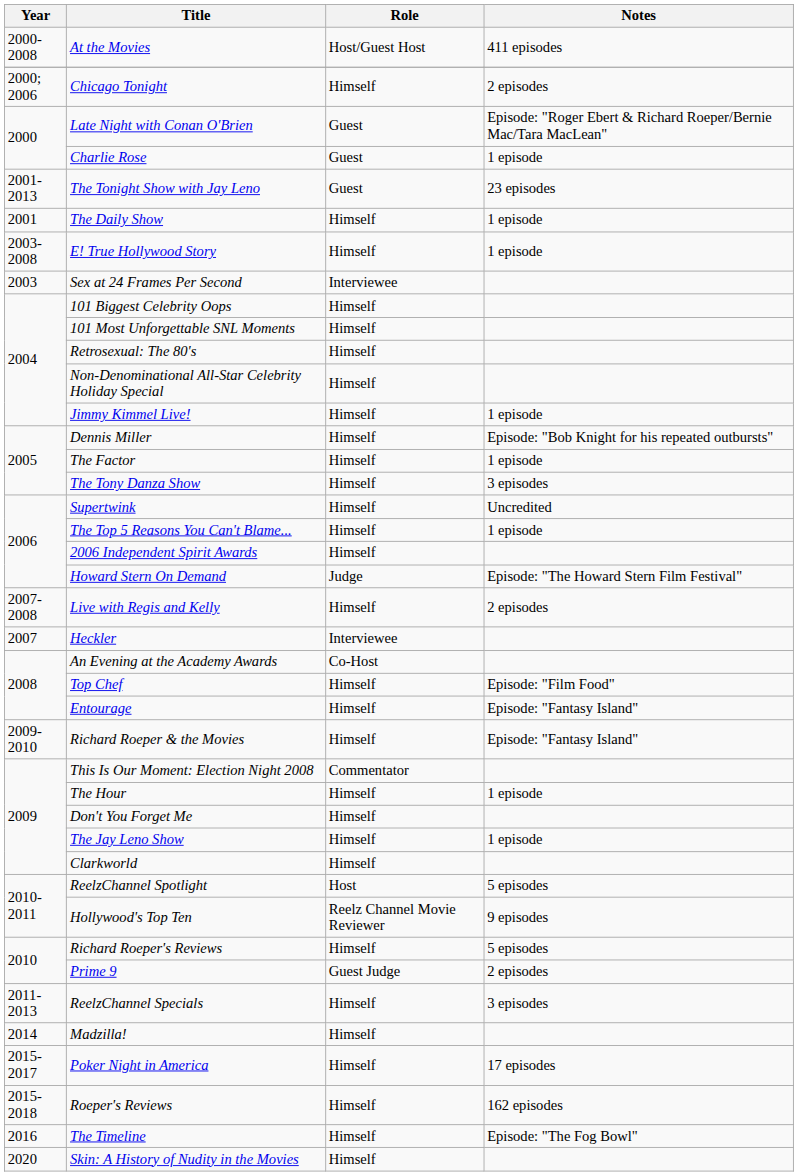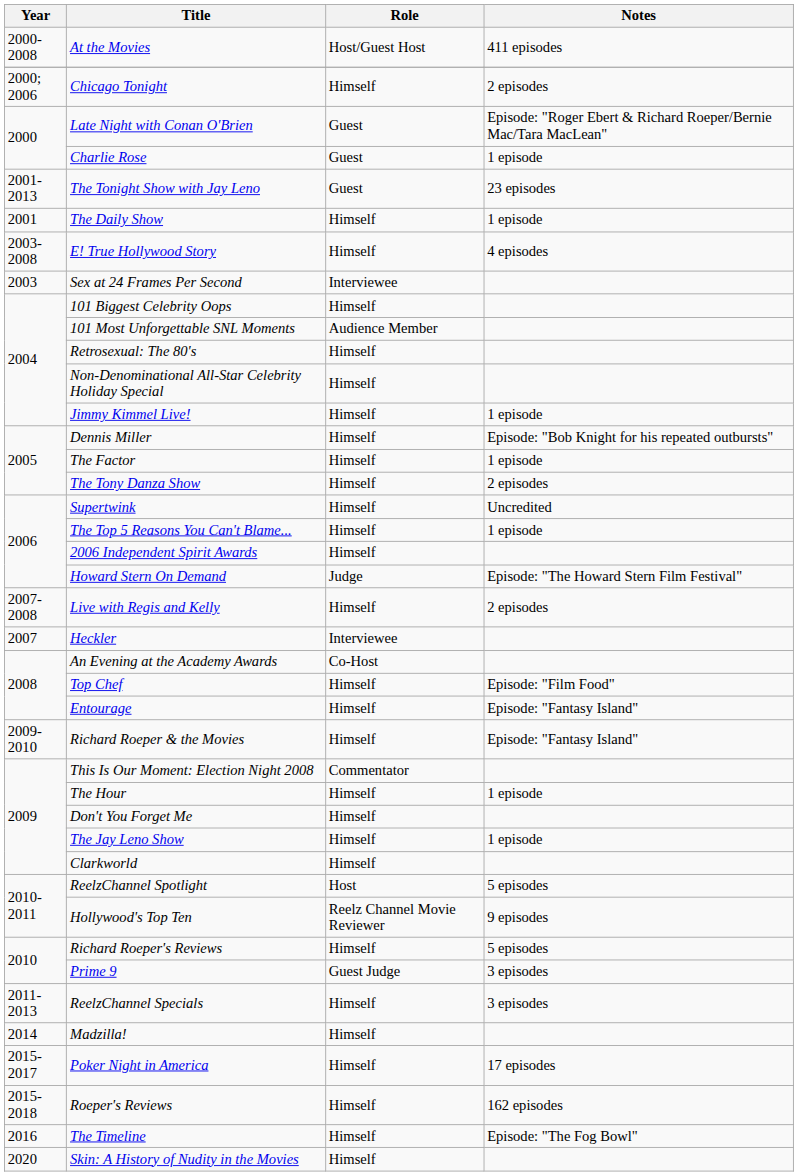(515, 251) 1 episode -> (518, 251) 4 episodes
(352, 328) Himself -> (383, 328) Audience Member
(518, 483) 3 episodes -> (518, 483) 2 episodes
(518, 971) 2 episodes -> (518, 971) 3 episodes
